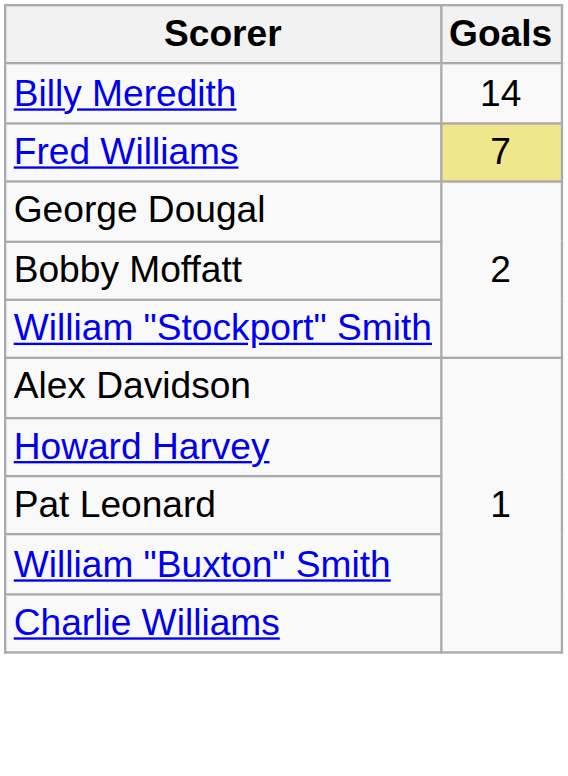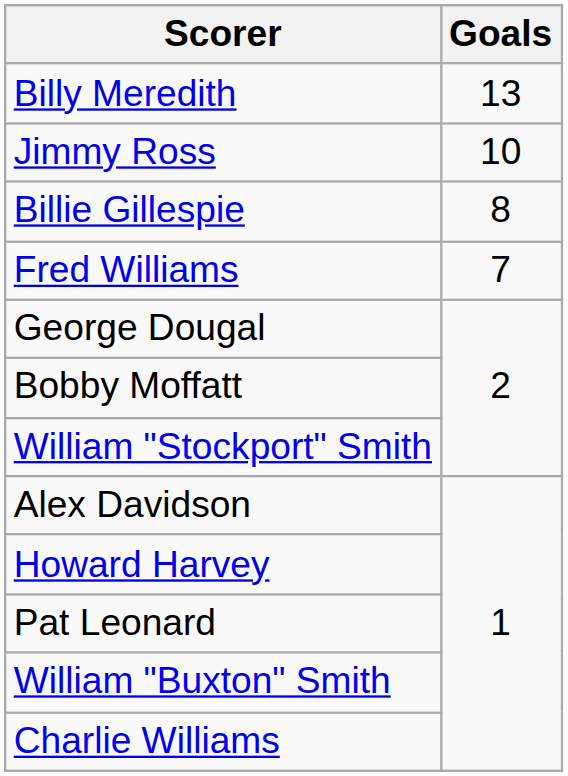(501, 92) 14 -> (501, 92) 13
+ row: (115, 151)
+ row: (129, 210)
(501, 151) khaki background -> (501, 269) no background
